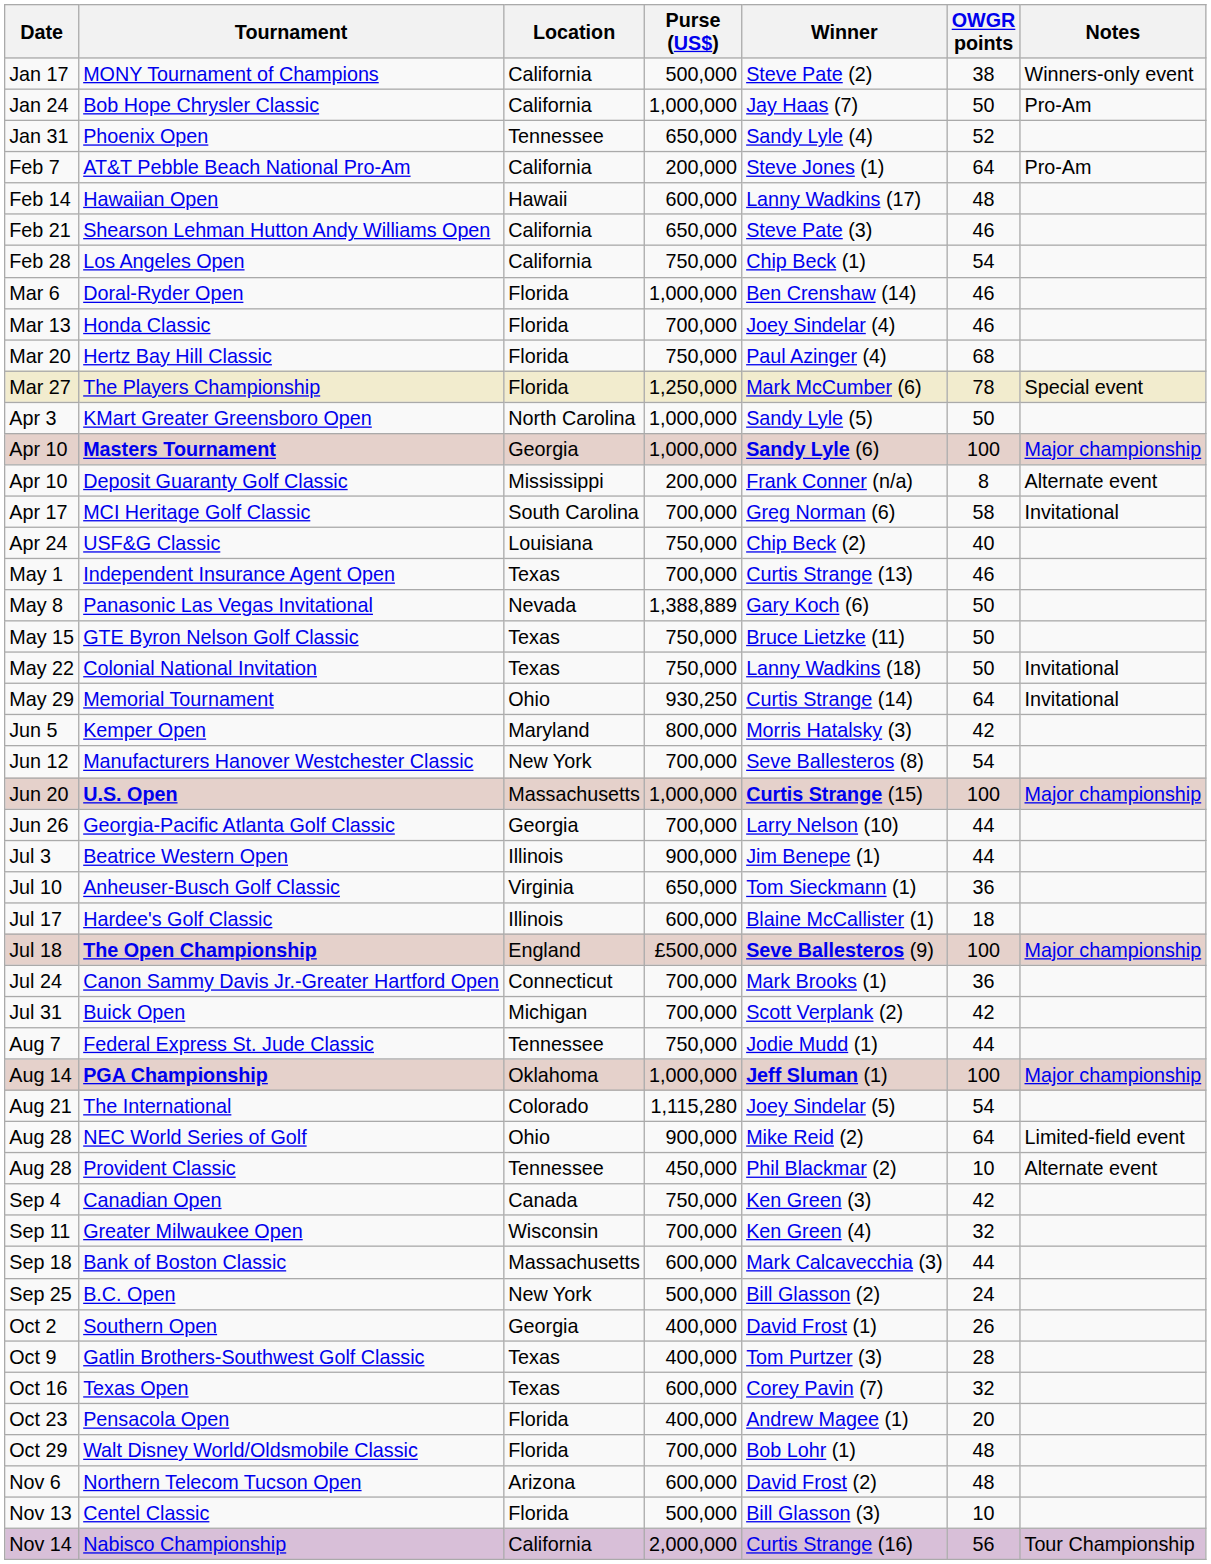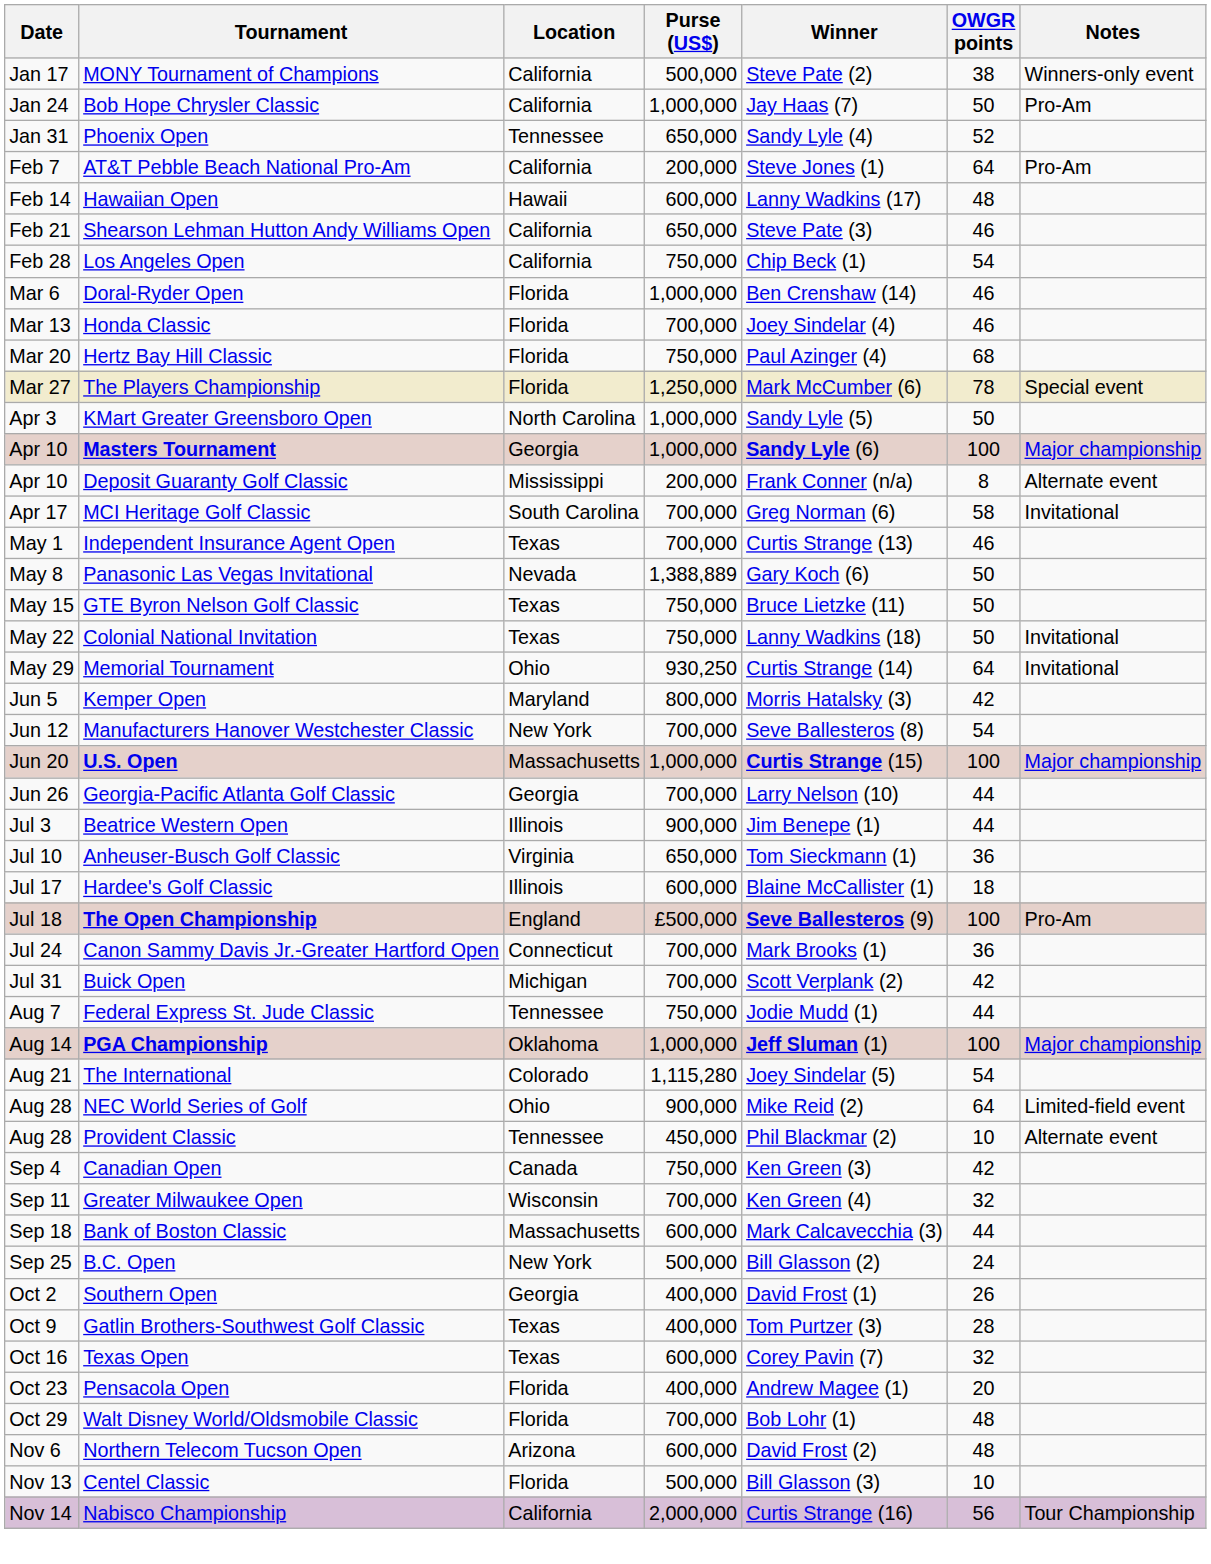- row: (152, 543)
(1113, 950) Major championship -> (1058, 918) Pro-Am
